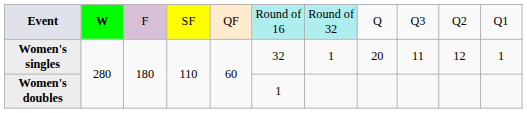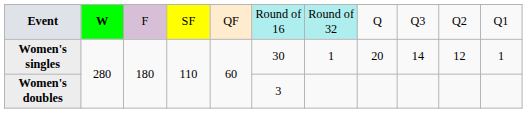(278, 56) 32 -> (278, 56) 30
(418, 56) 11 -> (418, 56) 14
(278, 91) 1 -> (278, 91) 3
